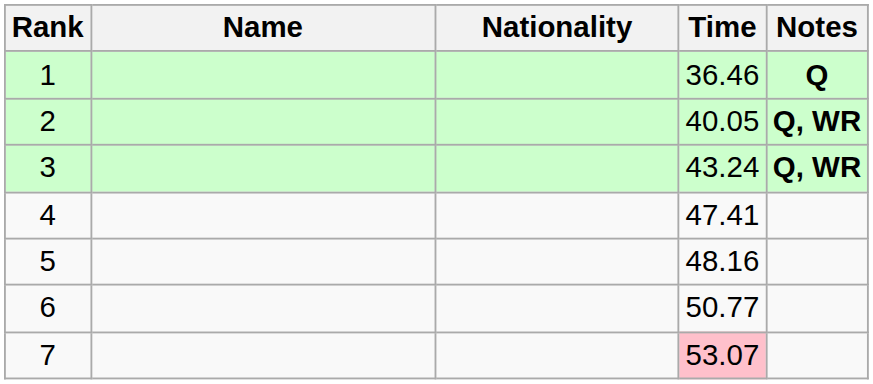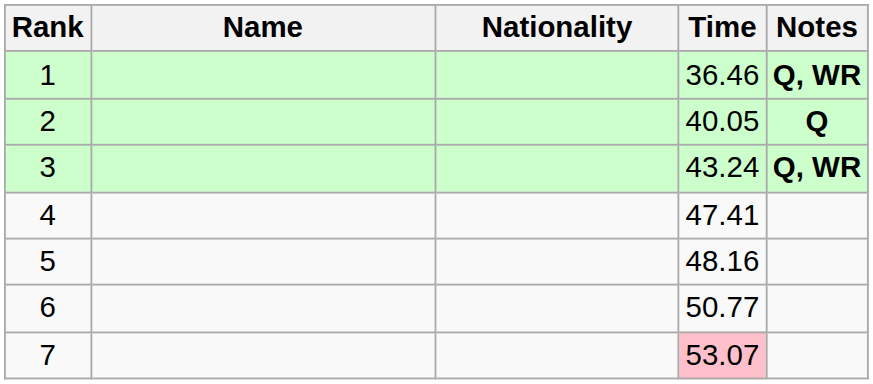(817, 74) Q -> (817, 74) Q, WR
(817, 121) Q, WR -> (817, 121) Q
